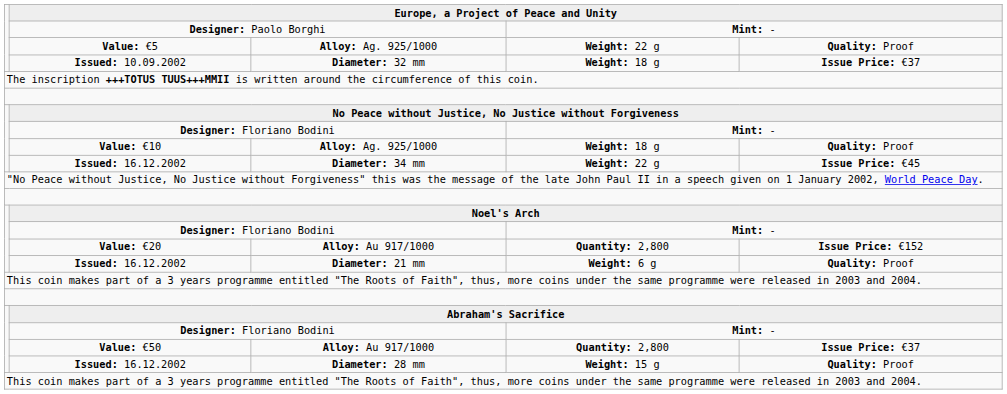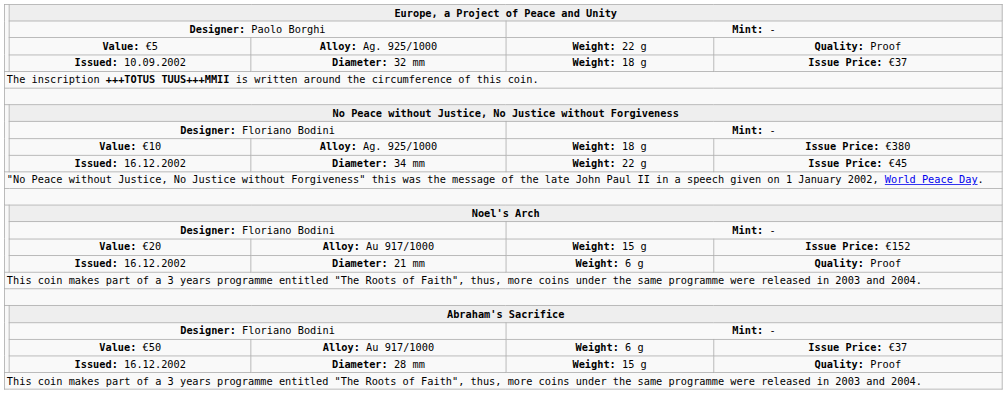(871, 147) Quality: Proof -> (858, 147) Issue Price: €380
(622, 247) Quantity: 2,800 -> (610, 247) Weight: 15 g
(622, 348) Quantity: 2,800 -> (610, 348) Weight: 6 g
